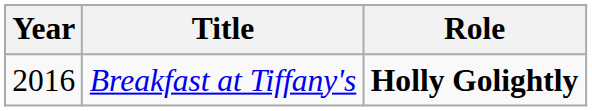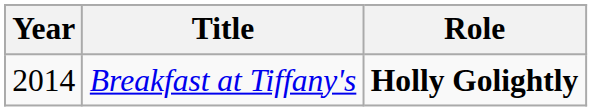(44, 79) 2016 -> (44, 79) 2014
